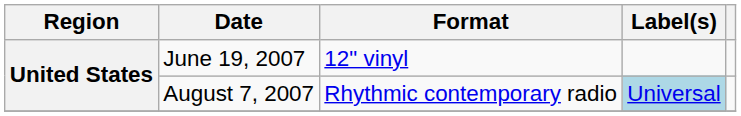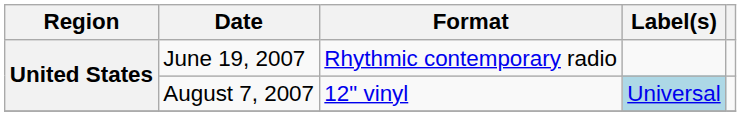(366, 57) 12" vinyl -> (471, 57) Rhythmic contemporary radio
(471, 93) Rhythmic contemporary radio -> (366, 93) 12" vinyl
